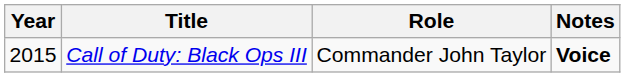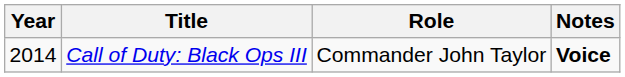(33, 54) 2015 -> (33, 54) 2014
